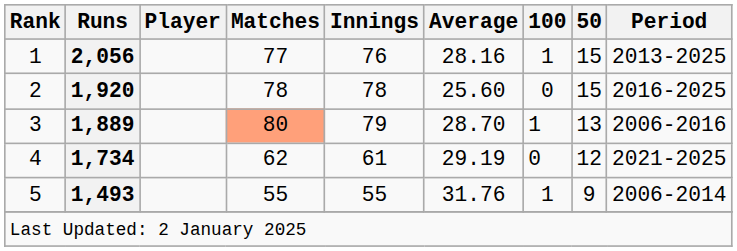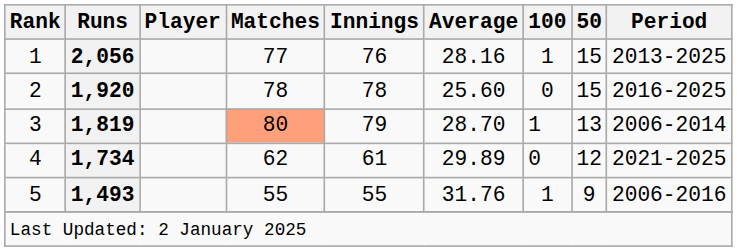(103, 126) 1,889 -> (103, 126) 1,819
(669, 126) 2006-2016 -> (669, 126) 2006-2014
(474, 160) 29.19 -> (474, 160) 29.89
(669, 195) 2006-2014 -> (669, 195) 2006-2016
